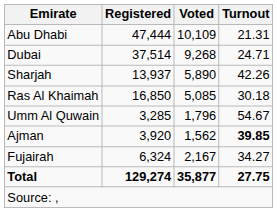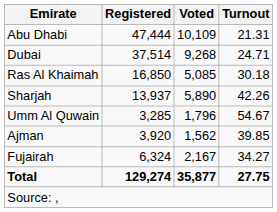rows swapped: (29, 75) <-> (53, 95)
(253, 136) bold -> (253, 136) normal
